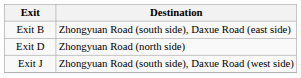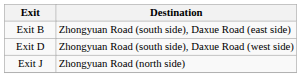(122, 47) Zhongyuan Road (north side) -> (176, 47) Zhongyuan Road (south side), Daxue Road (west side)
(176, 64) Zhongyuan Road (south side), Daxue Road (west side) -> (122, 64) Zhongyuan Road (north side)
